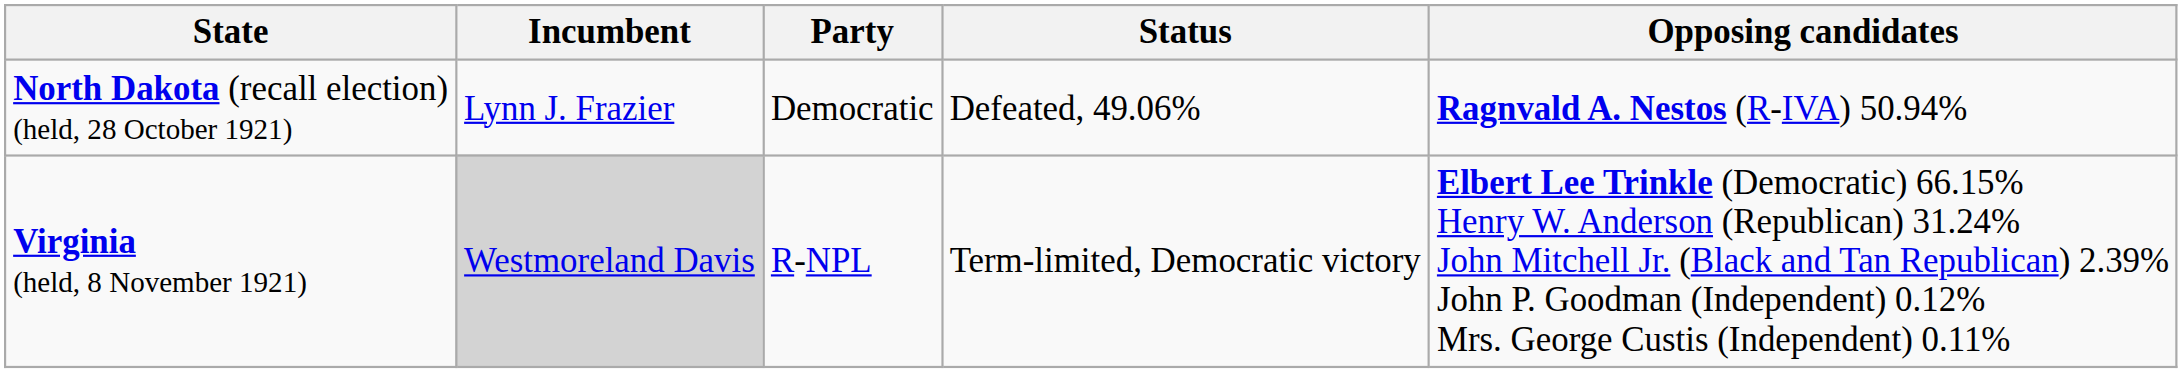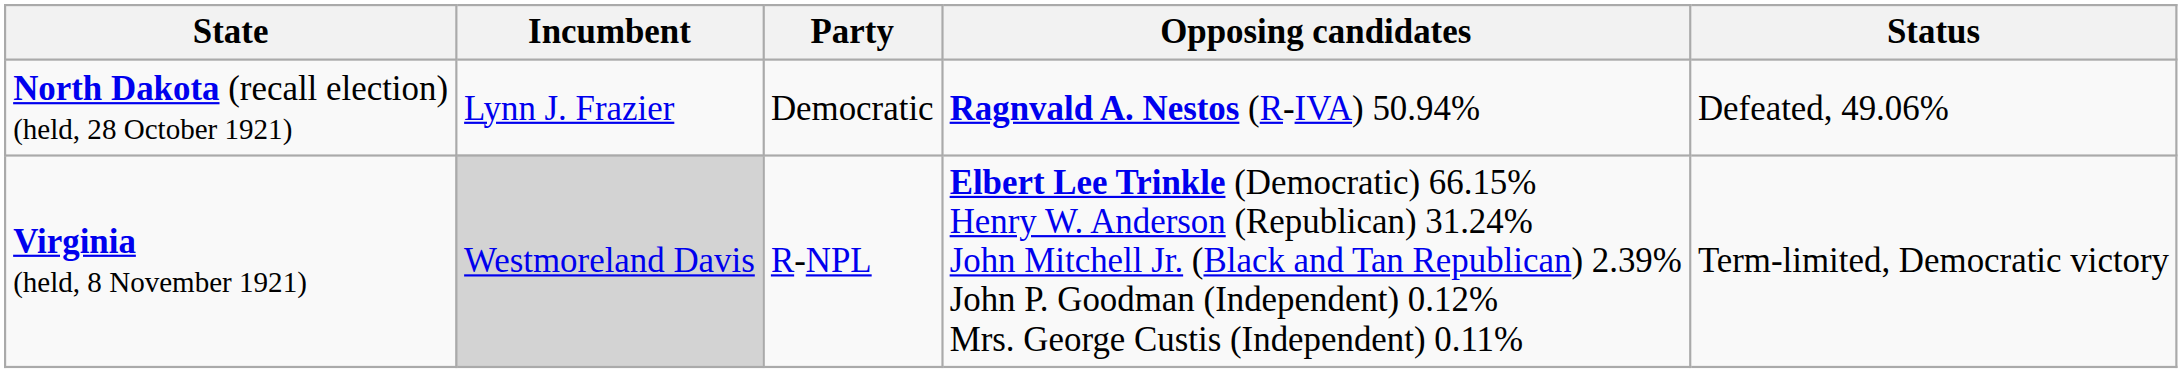columns swapped: (1185, 32) <-> (1803, 32)
